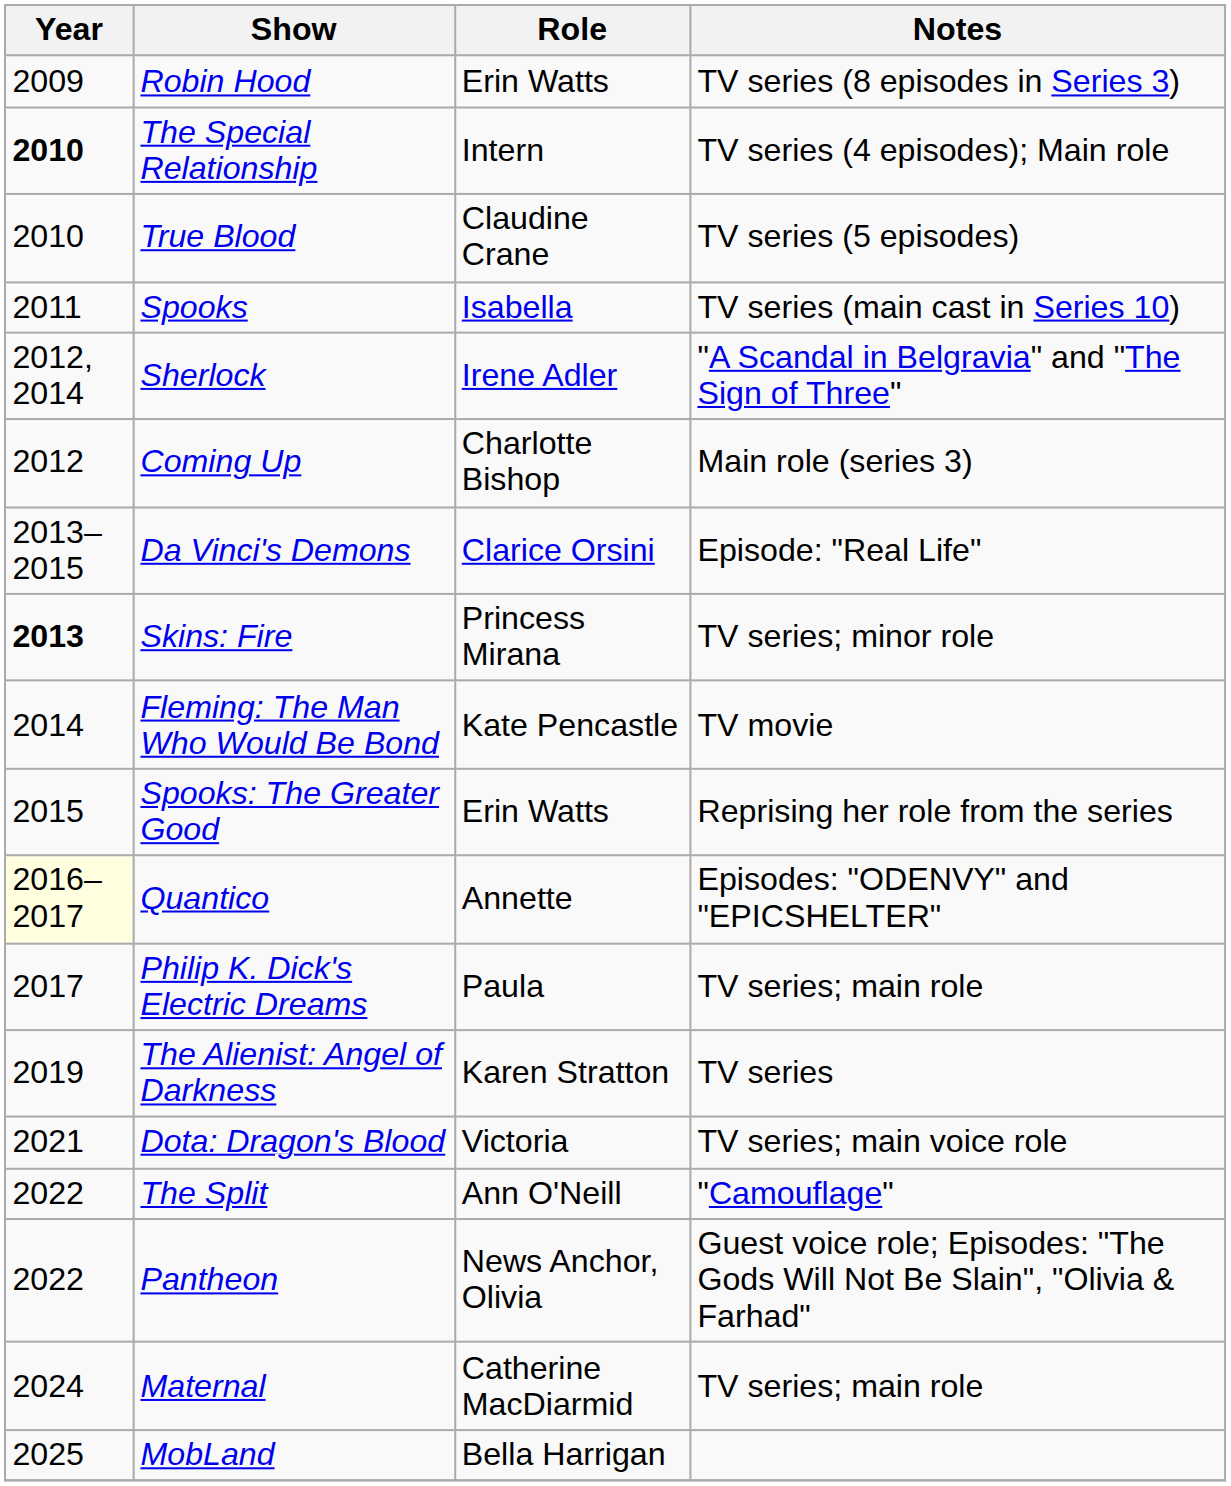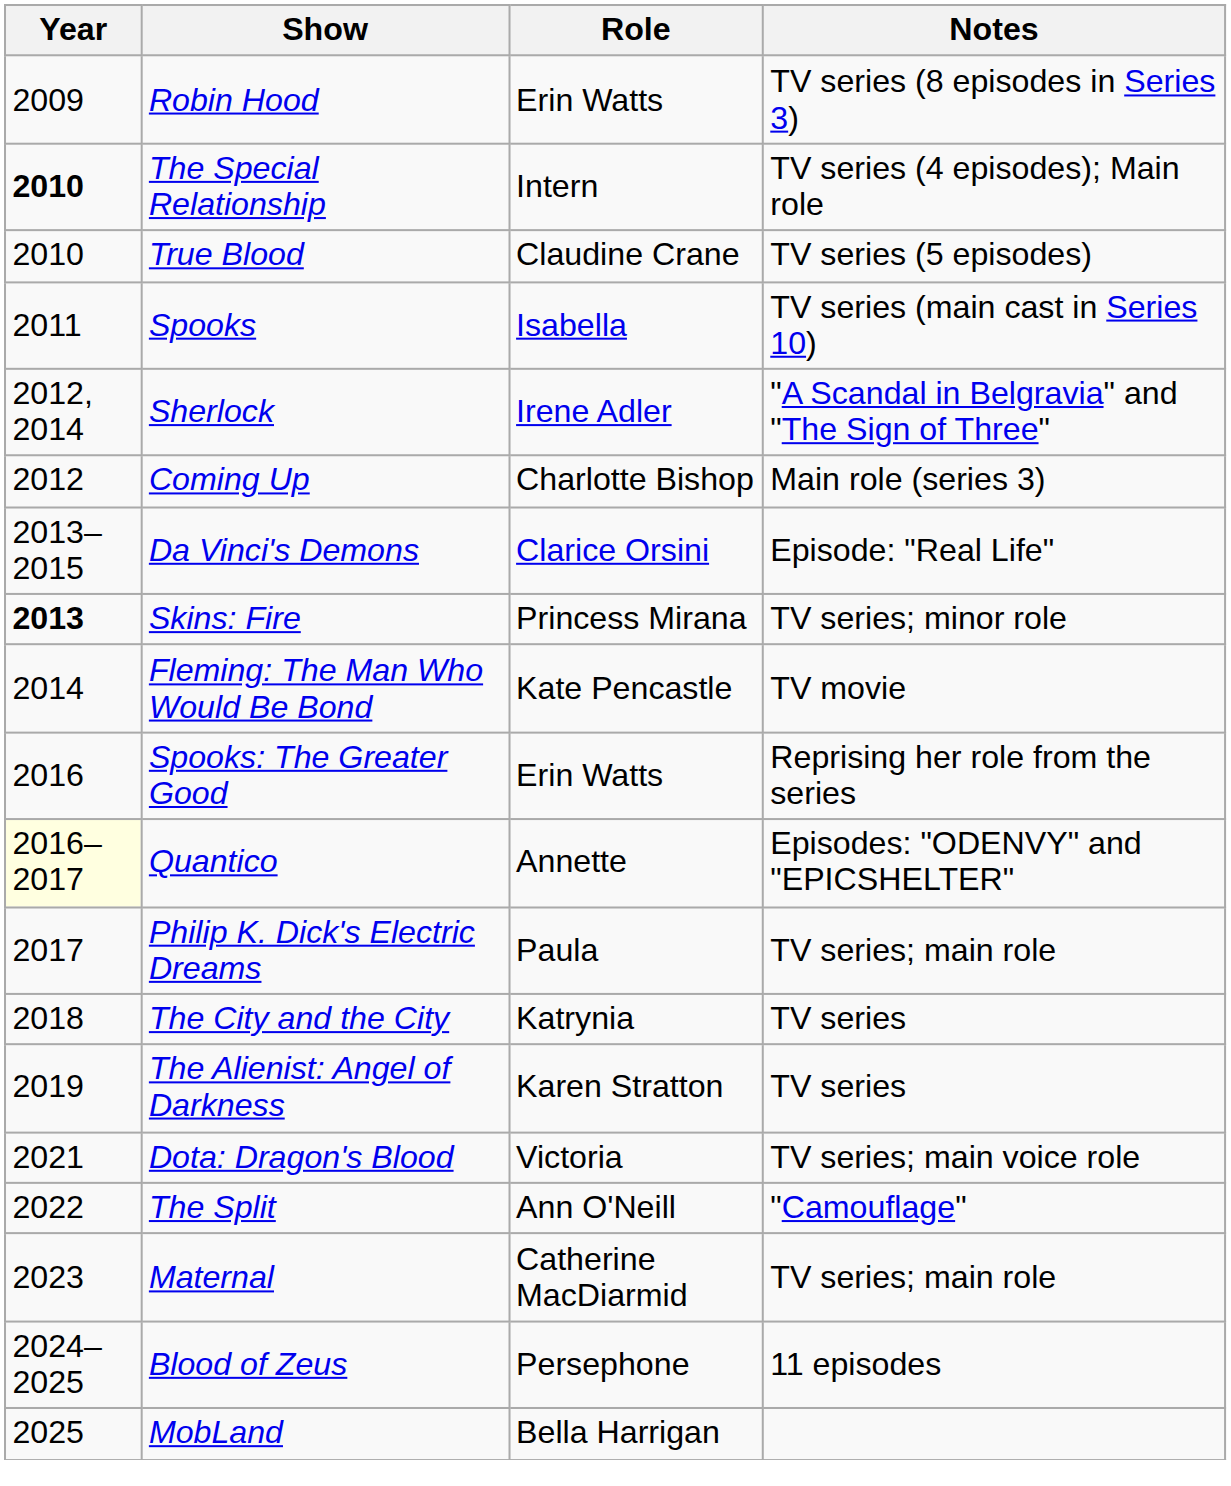(48, 811) 2015 -> (48, 775) 2016
+ row: (299, 1018)
- row: (209, 1280)
(48, 1385) 2024 -> (48, 1276) 2023
+ row: (248, 1364)
